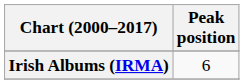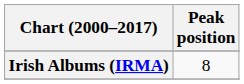(206, 65) 6 -> (206, 65) 8
